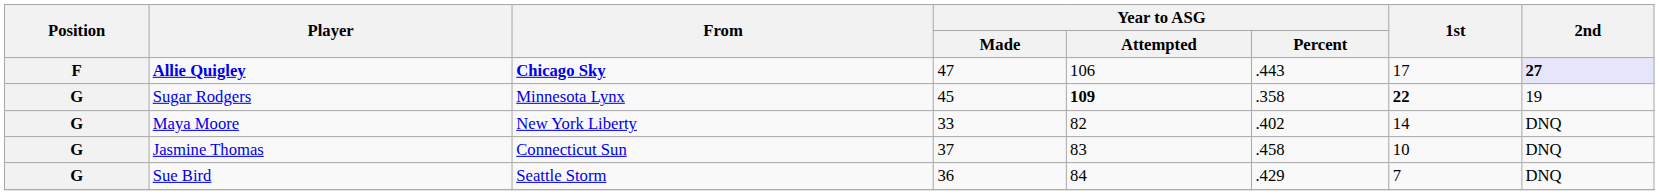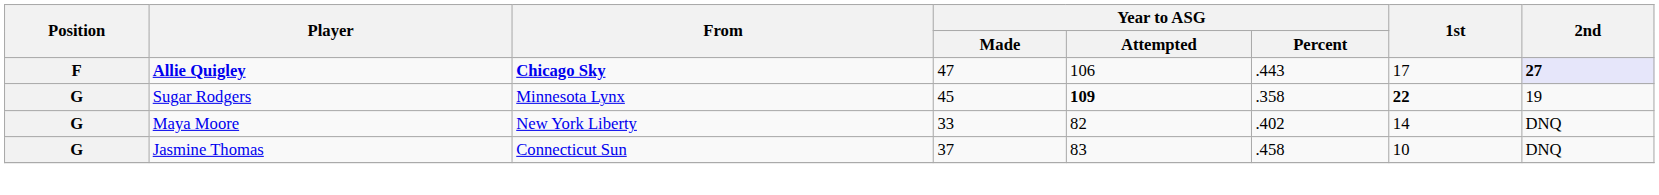- row: (182, 176)
